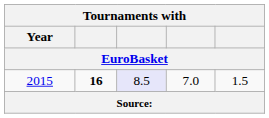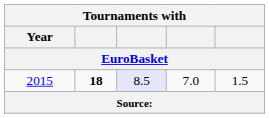(96, 81) 16 -> (96, 81) 18
